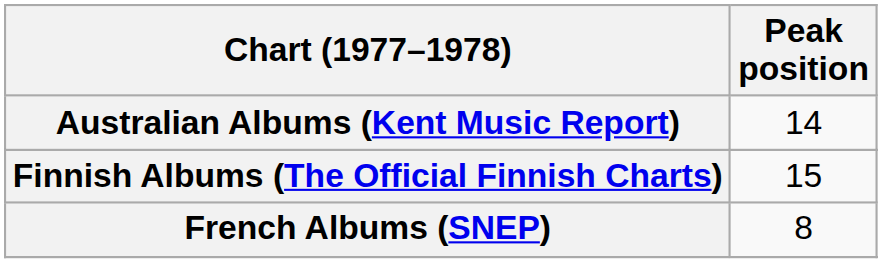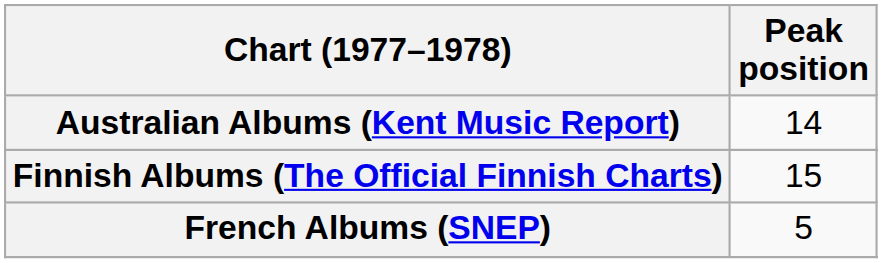(804, 228) 8 -> (804, 228) 5
